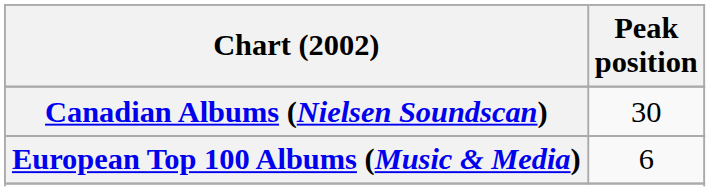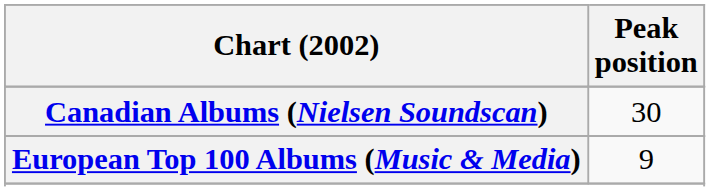(646, 159) 6 -> (646, 159) 9
